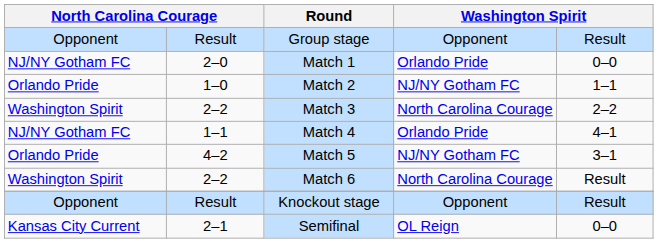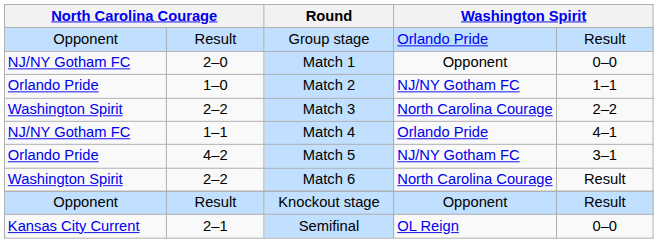(475, 39) Opponent -> (443, 39) Orlando Pride
(443, 62) Orlando Pride -> (475, 62) Opponent
